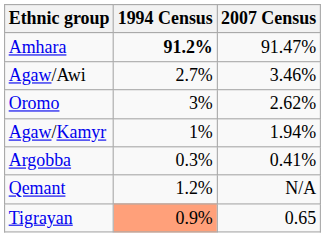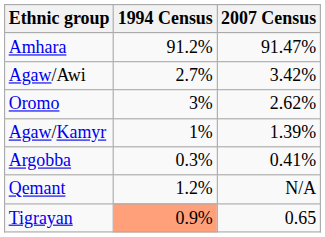(188, 47) bold -> (190, 47) normal
(293, 75) 3.46% -> (293, 75) 3.42%
(293, 132) 1.94% -> (293, 132) 1.39%
